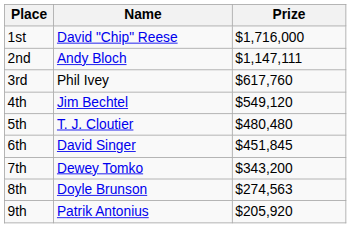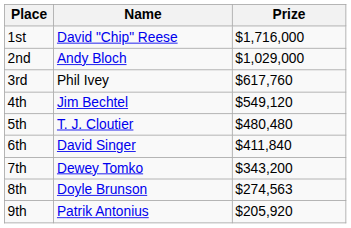(269, 59) $1,147,111 -> (270, 59) $1,029,000
(264, 146) $451,845 -> (263, 146) $411,840
